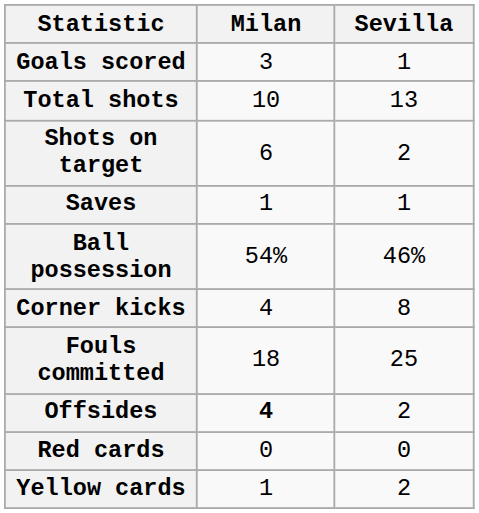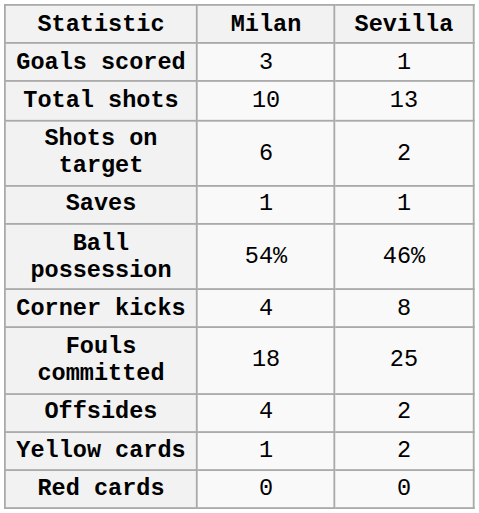(266, 412) bold -> (266, 412) normal
rows swapped: (101, 489) <-> (101, 451)
